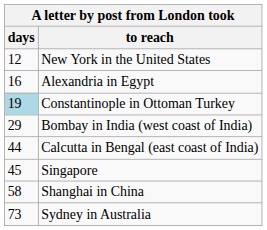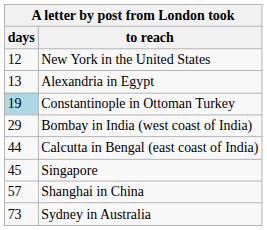(15, 81) 16 -> (15, 81) 13
(15, 192) 58 -> (15, 192) 57
